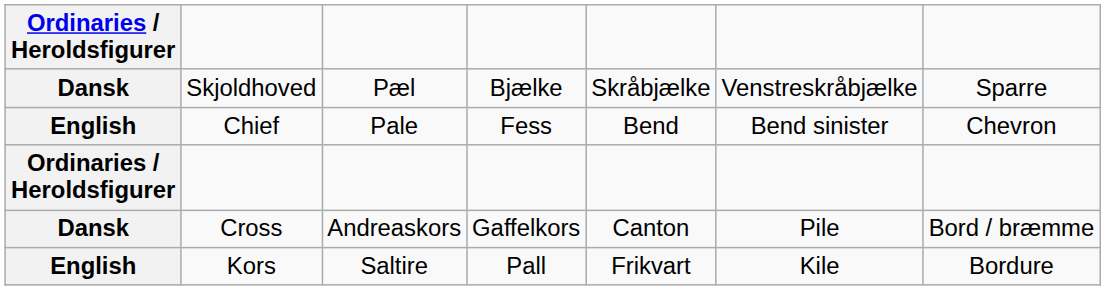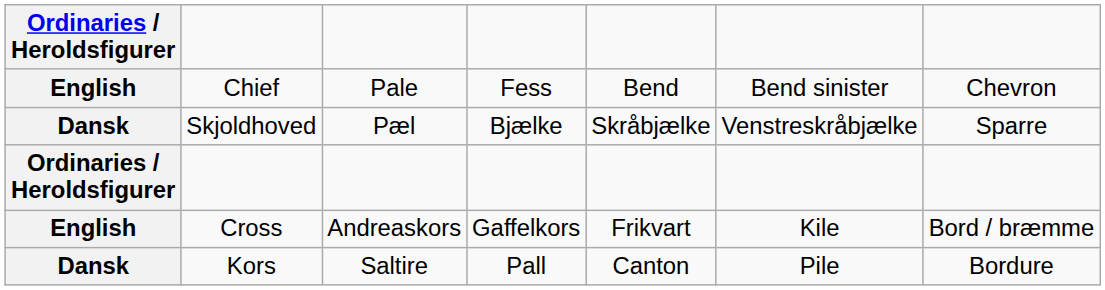rows swapped: (251, 125) <-> (251, 88)
(93, 228) Dansk -> (93, 228) English
(651, 228) Canton -> (651, 228) Frikvart
(820, 228) Pile -> (820, 228) Kile
(93, 266) English -> (93, 266) Dansk
(651, 266) Frikvart -> (651, 266) Canton
(820, 266) Kile -> (820, 266) Pile
